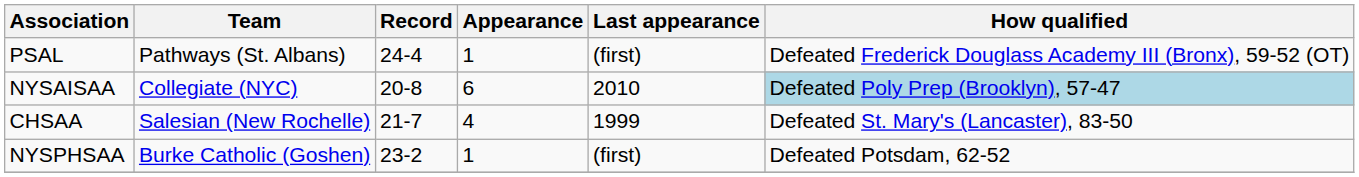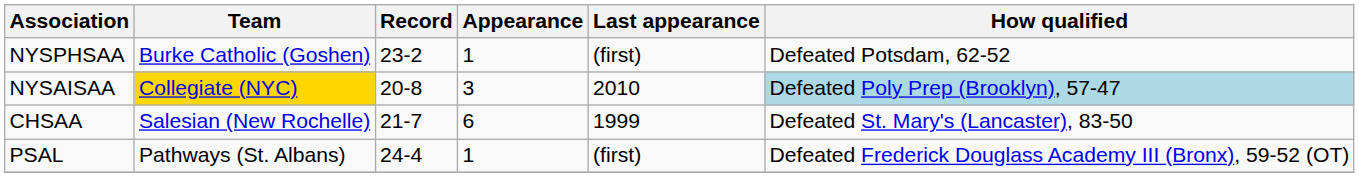rows swapped: (67, 155) <-> (37, 54)
(218, 88) no background -> (218, 88) gold background
(468, 88) 6 -> (468, 88) 3
(468, 121) 4 -> (468, 121) 6
